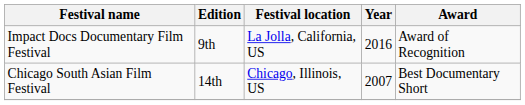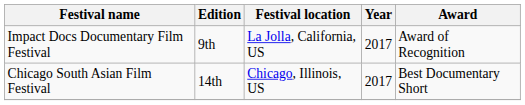(378, 44) 2016 -> (378, 44) 2017
(378, 81) 2007 -> (378, 81) 2017
